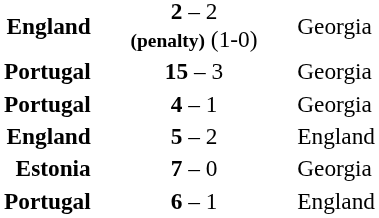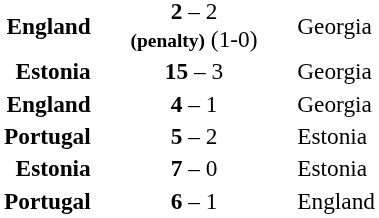(47, 71) Portugal -> (53, 71) Estonia
(47, 103) Portugal -> (49, 103) England
(49, 136) England -> (47, 136) Portugal
(336, 136) England -> (332, 136) Estonia
(335, 168) Georgia -> (332, 168) Estonia
